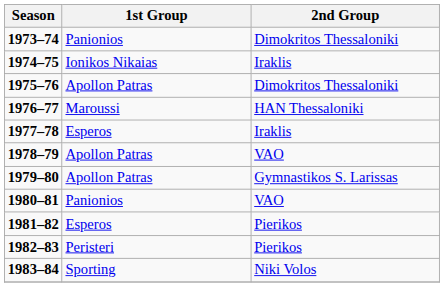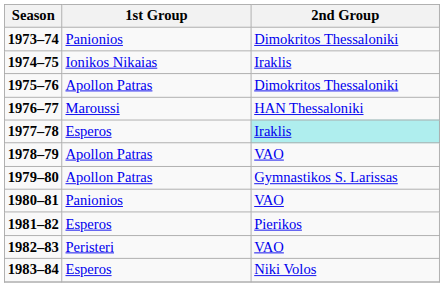(273, 131) no background -> (273, 131) paleturquoise background
(278, 246) Pierikos -> (269, 246) VAO
(91, 270) Sporting -> (89, 270) Esperos
